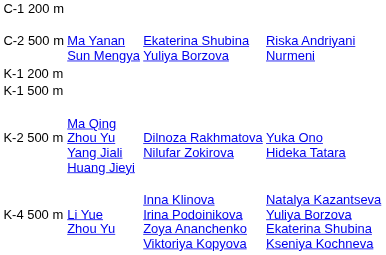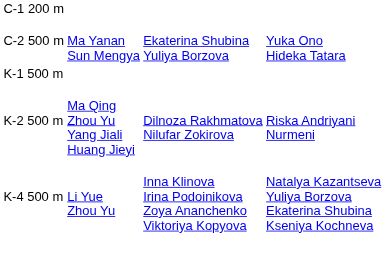(311, 48) Riska Andriyani Nurmeni -> (306, 48) Yuka Ono Hideka Tatara
- row: (33, 73)
(306, 145) Yuka Ono Hideka Tatara -> (311, 127) Riska Andriyani Nurmeni
